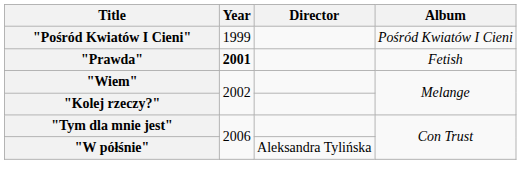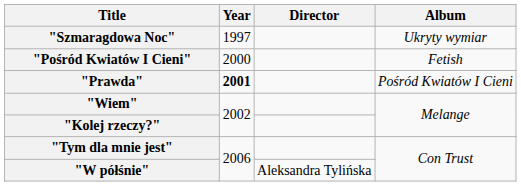+ row: (112, 37)
(237, 37) 1999 -> (237, 59) 2000
(445, 37) Pośród Kwiatów I Cieni -> (445, 59) Fetish
(445, 59) Fetish -> (445, 81) Pośród Kwiatów I Cieni
